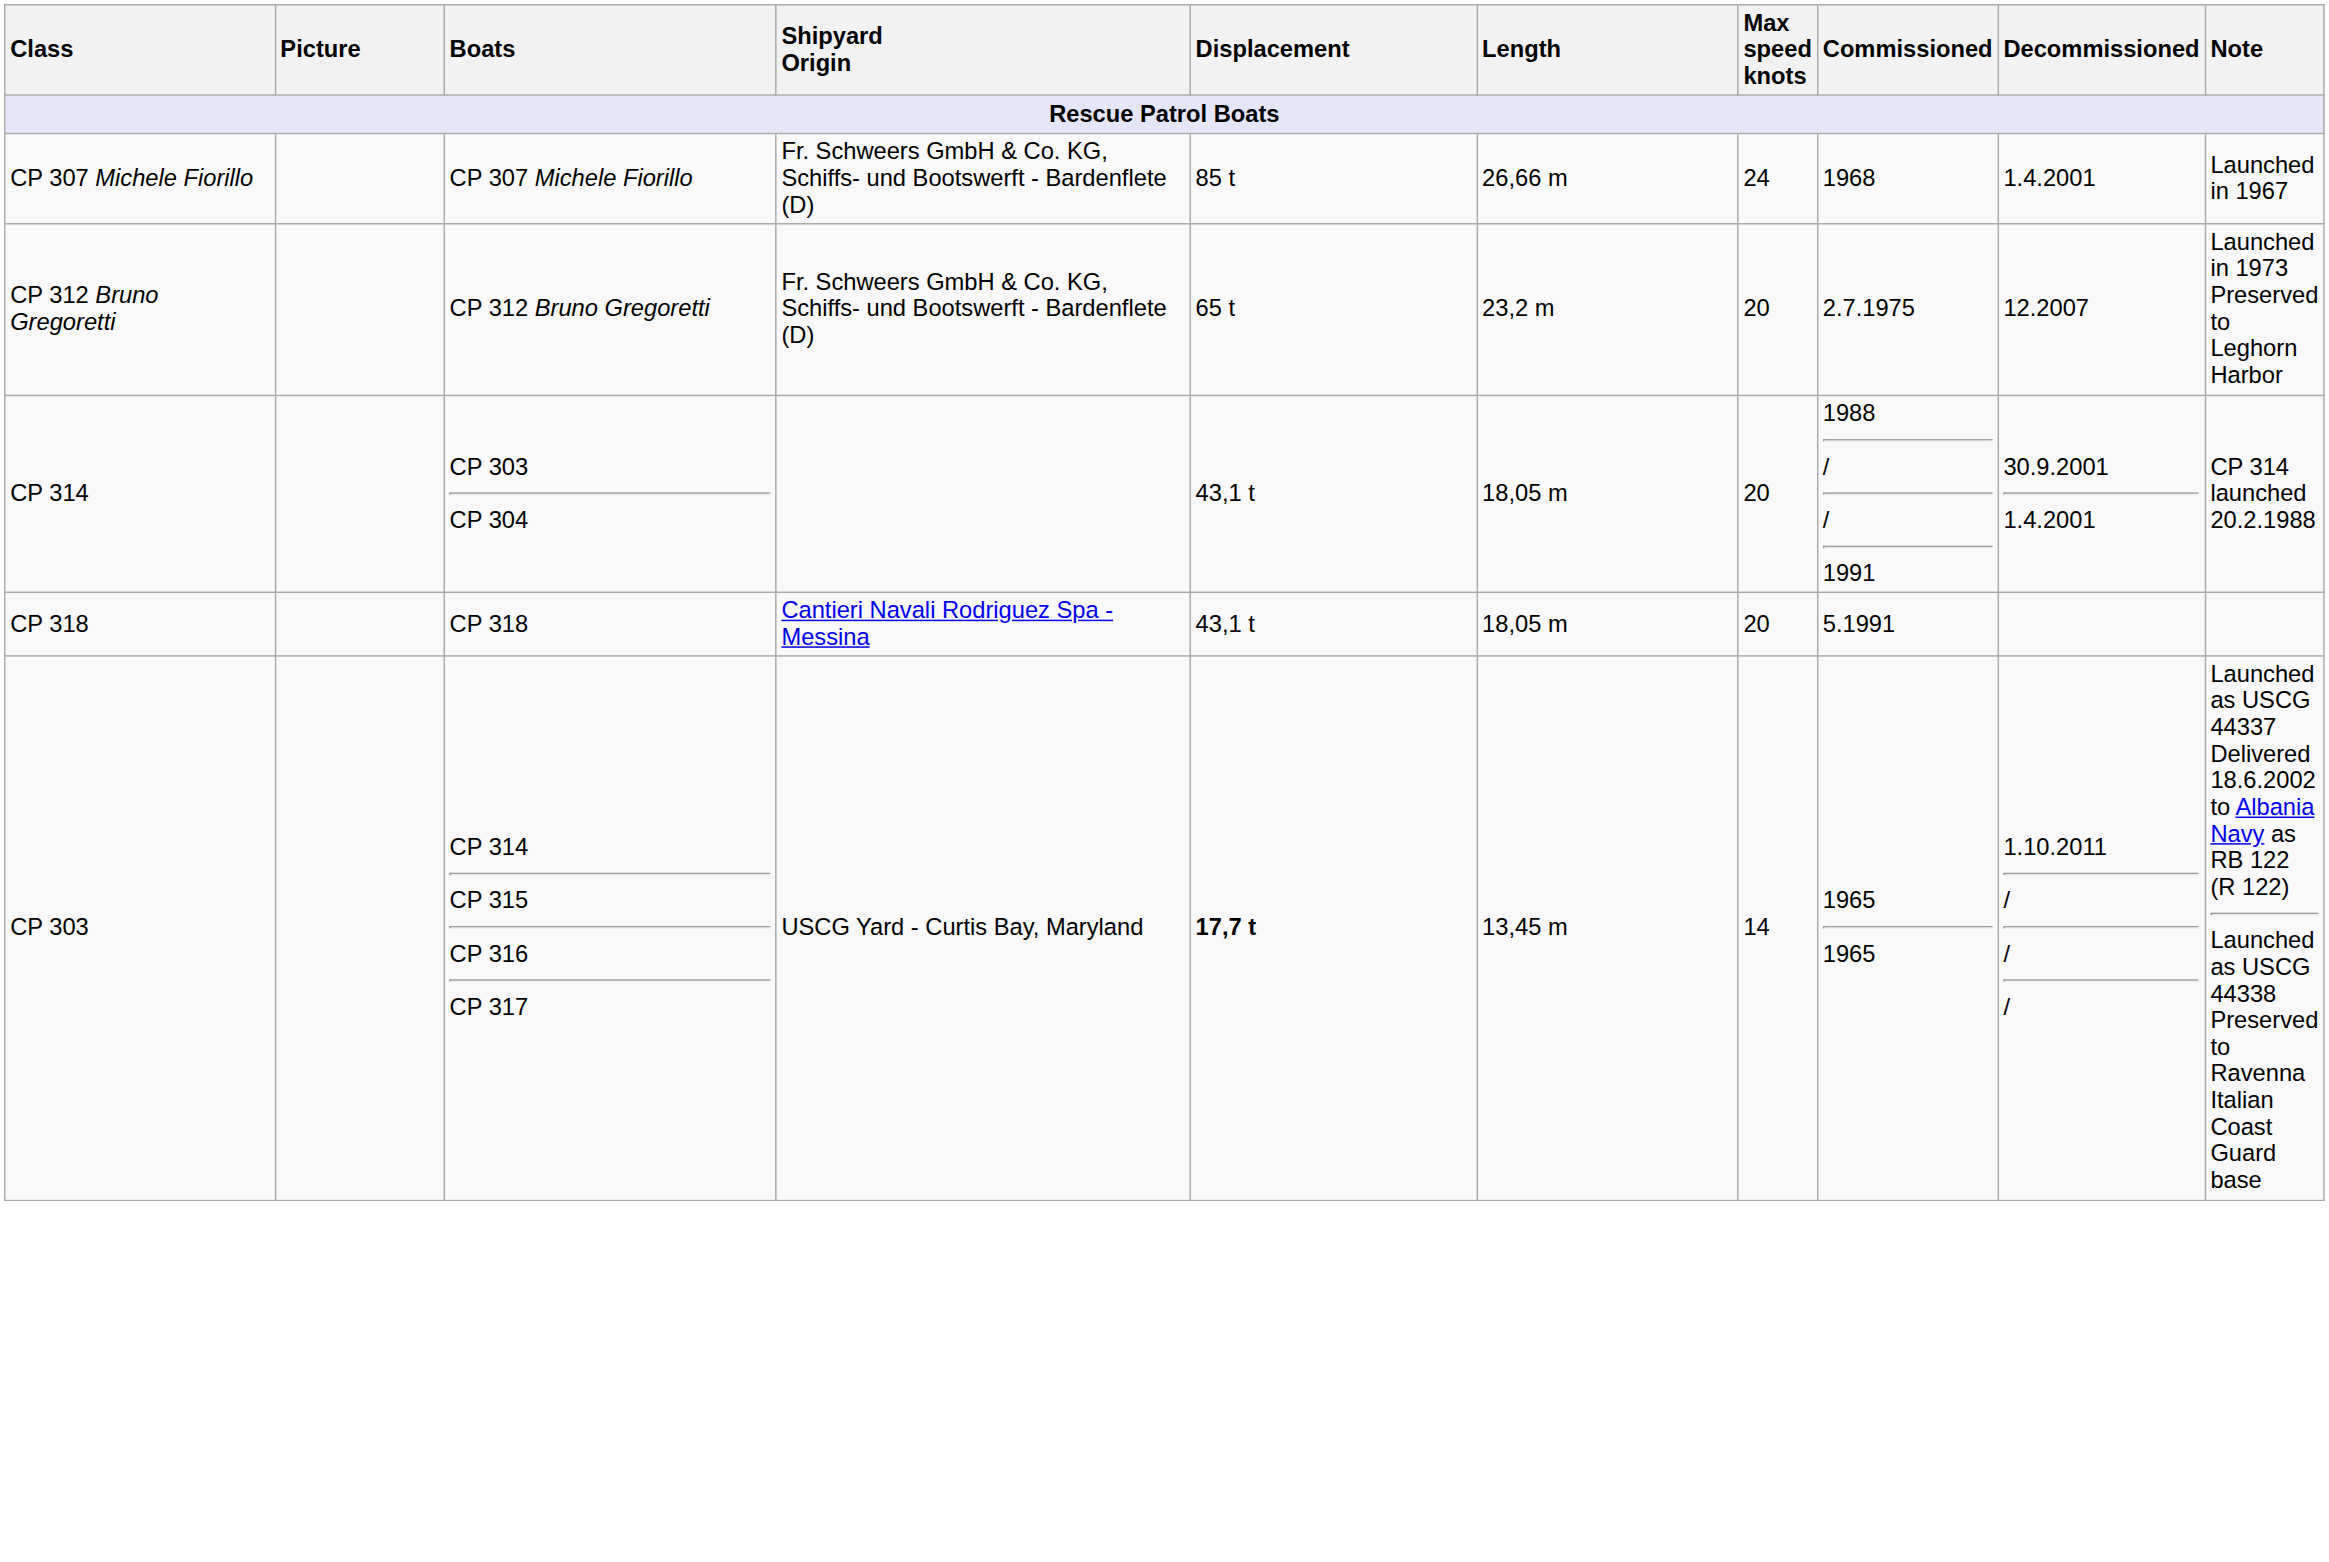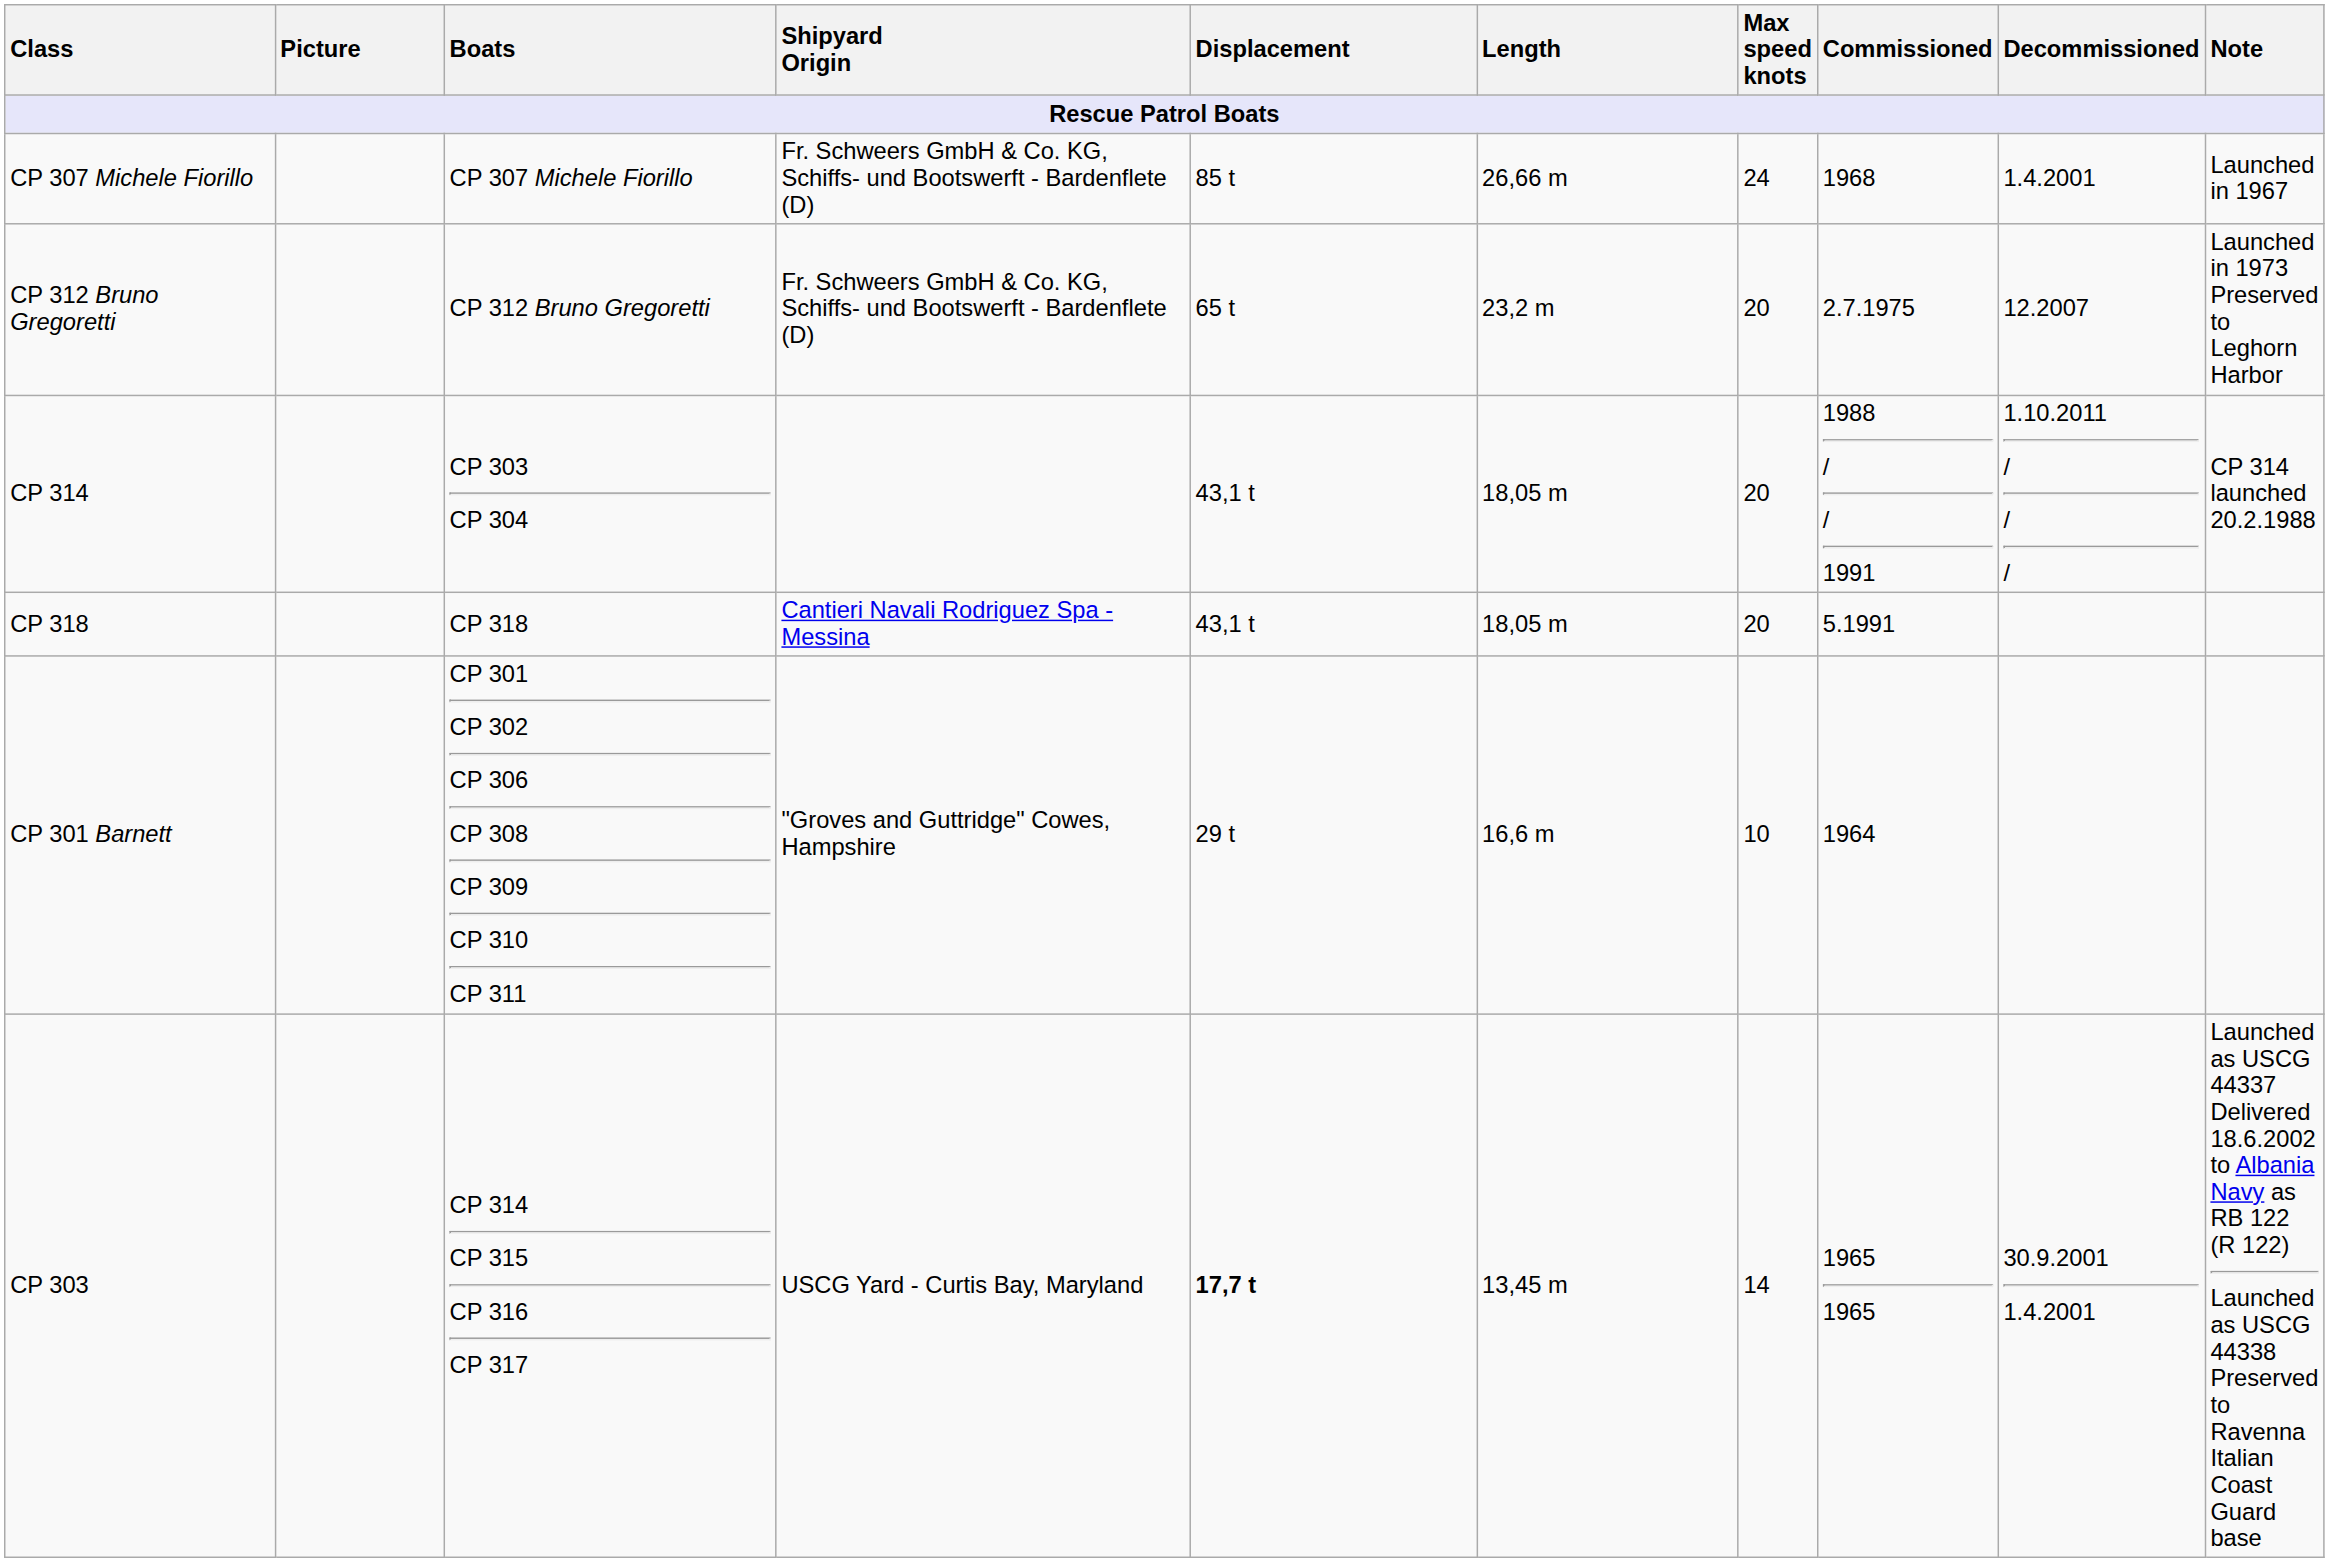(2101, 493) 30.9.2001 1.4.2001 -> (2101, 493) 1.10.2011 / / /
+ row: (91, 834)
(2101, 927) 1.10.2011 / / / -> (2101, 1285) 30.9.2001 1.4.2001
